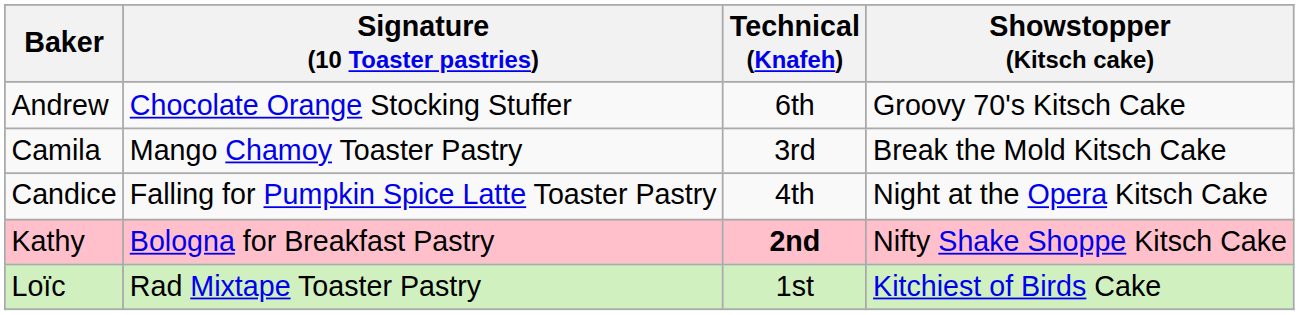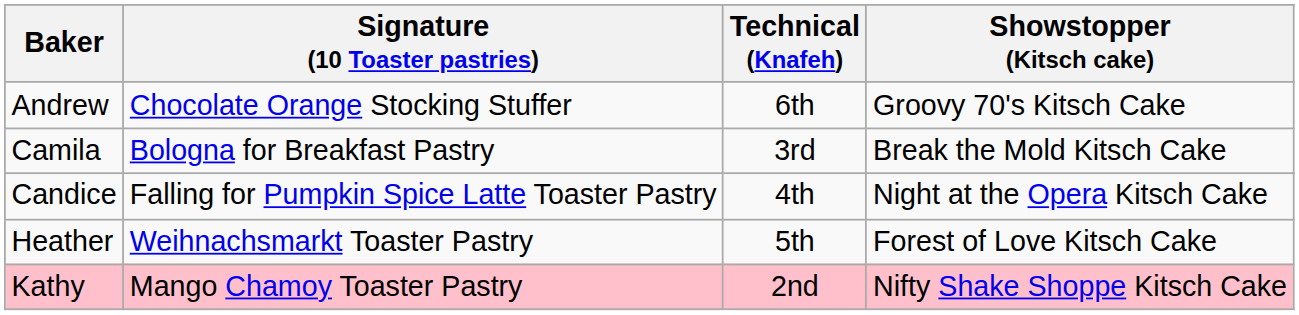(326, 150) Mango Chamoy Toaster Pastry -> (312, 150) Bologna for Breakfast Pastry
+ row: (62, 241)
(312, 241) Bologna for Breakfast Pastry -> (326, 286) Mango Chamoy Toaster Pastry
(795, 241) bold -> (795, 286) normal
- row: (39, 286)
